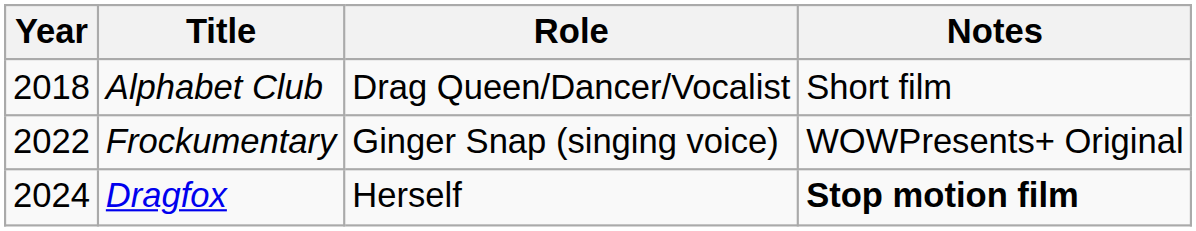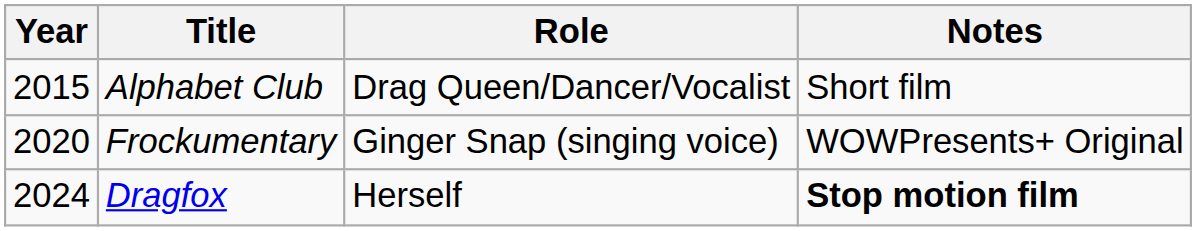(51, 86) 2018 -> (51, 86) 2015
(51, 141) 2022 -> (51, 141) 2020
